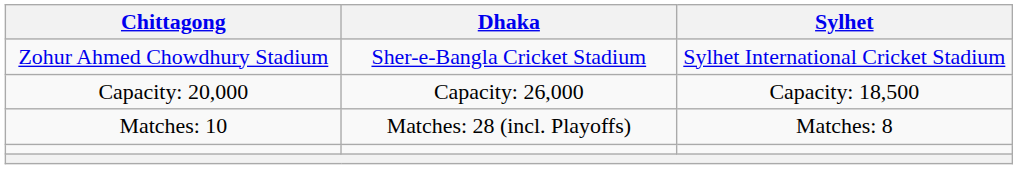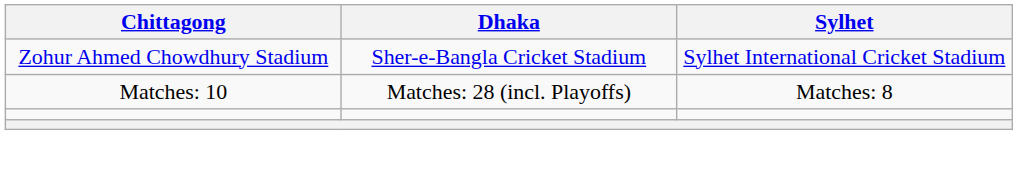- row: (173, 91)
